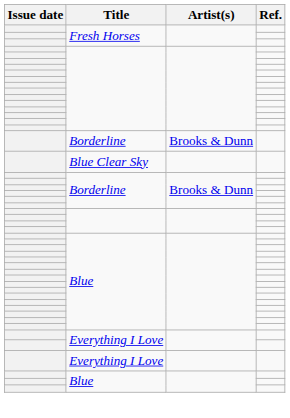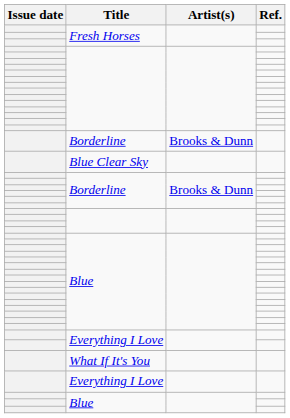+ row: (110, 360)
